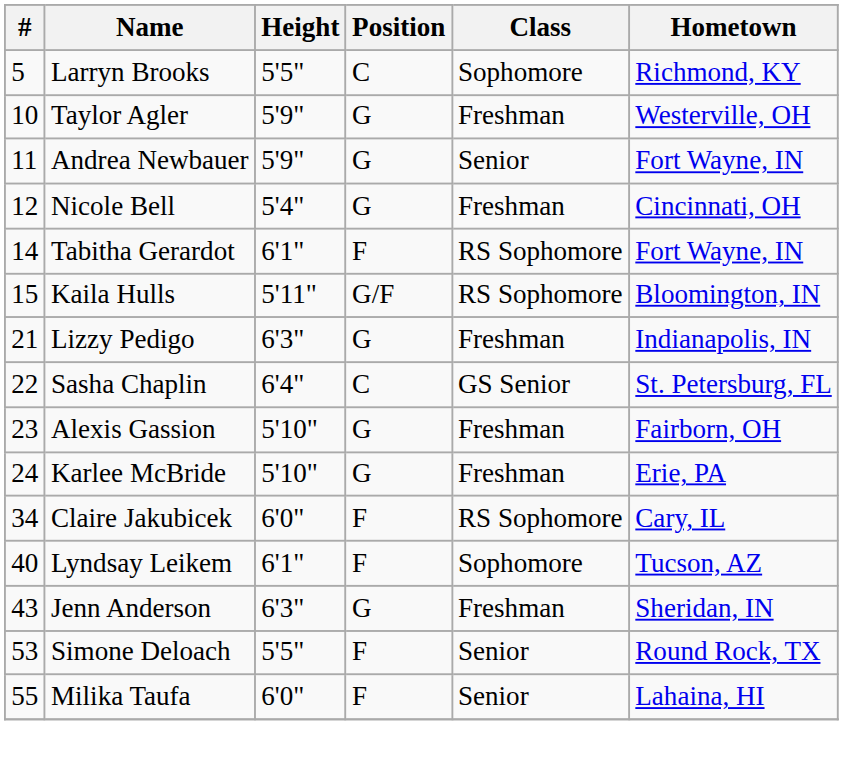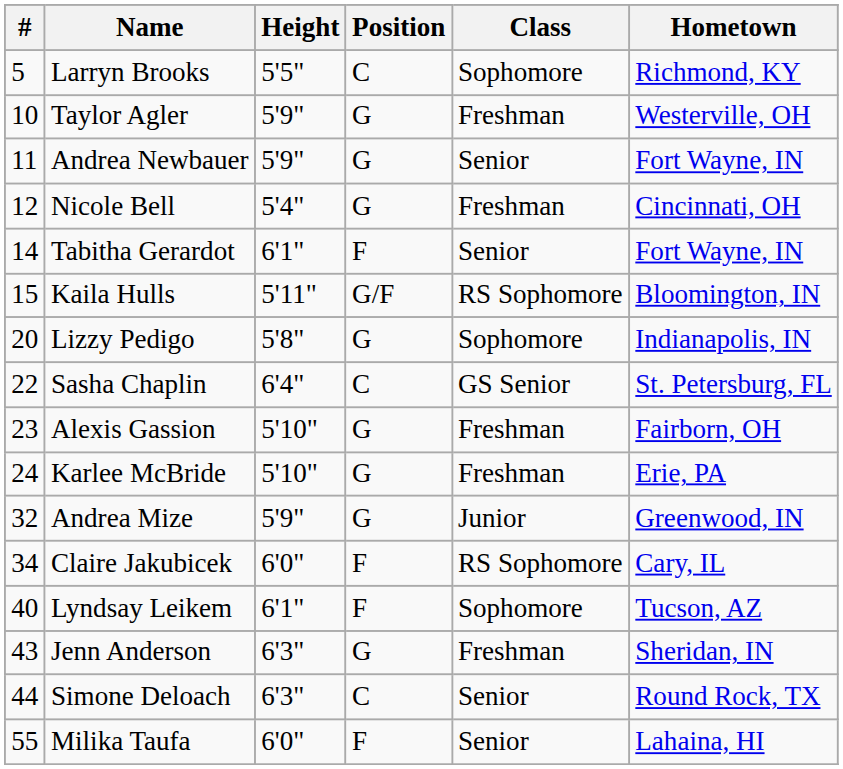(540, 250) RS Sophomore -> (493, 250) Senior
(25, 339) 21 -> (25, 339) 20
(283, 339) 6'3" -> (283, 339) 5'8"
(511, 339) Freshman -> (520, 339) Sophomore
+ row: (122, 518)
(25, 652) 53 -> (25, 696) 44
(283, 652) 5'5" -> (283, 696) 6'3"
(360, 652) F -> (361, 696) C
